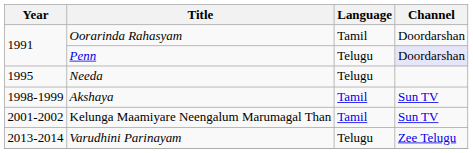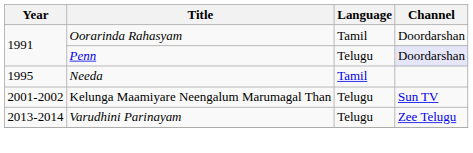(355, 76) Telugu -> (352, 76) Tamil
- row: (91, 96)
(352, 117) Tamil -> (355, 96) Telugu
